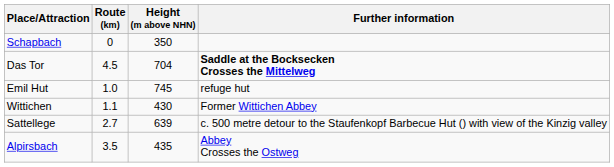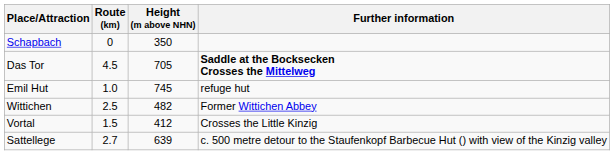(163, 65) 704 -> (163, 65) 705
(110, 106) 1.1 -> (110, 106) 2.5
(163, 106) 430 -> (163, 106) 482
+ row: (21, 123)
- row: (32, 147)
